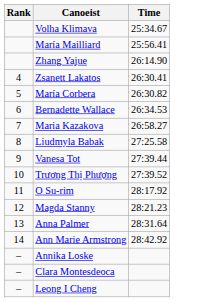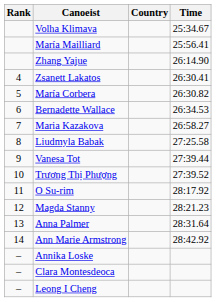+ column: (150, 12)
